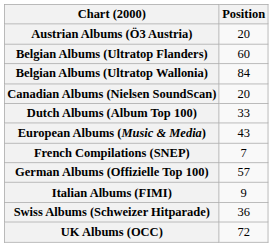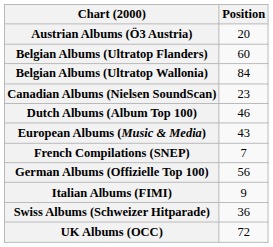(244, 93) 20 -> (244, 93) 23
(244, 113) 33 -> (244, 113) 46
(244, 172) 57 -> (244, 172) 56
